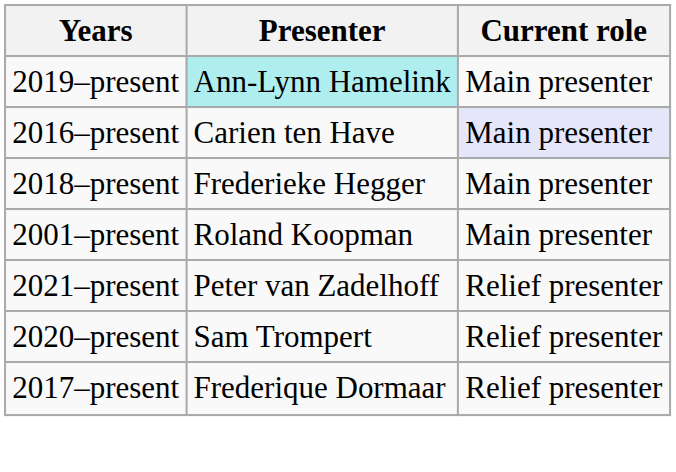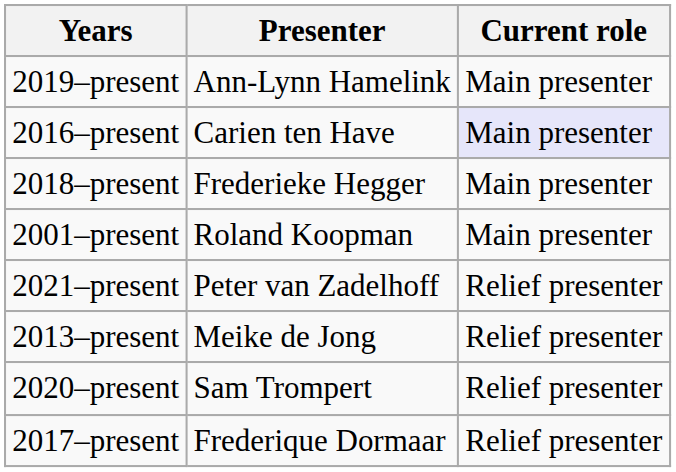(322, 81) paleturquoise background -> (322, 81) no background
+ row: (96, 337)
